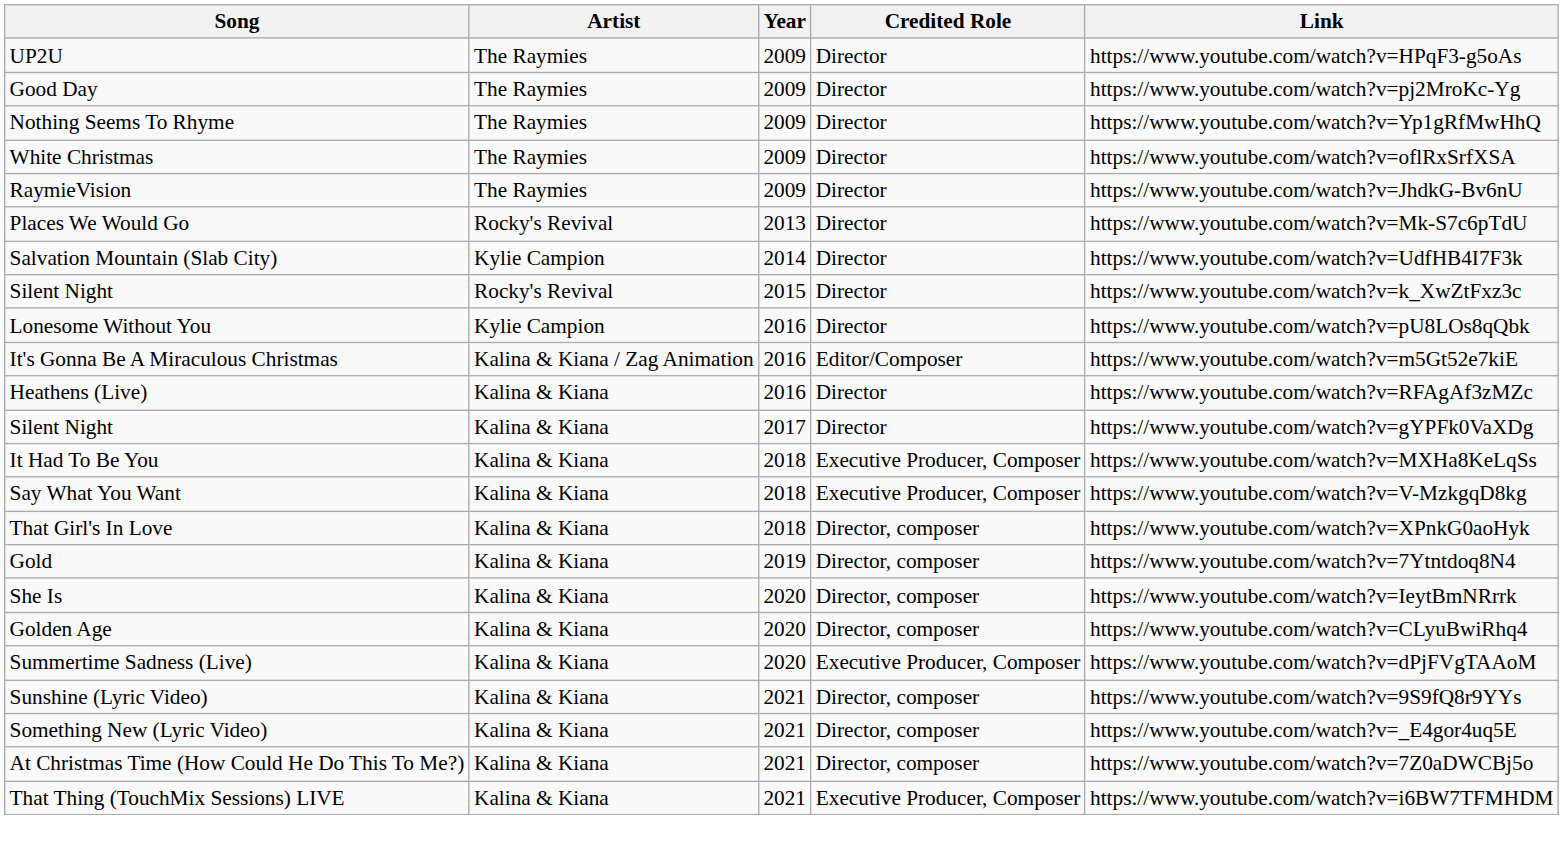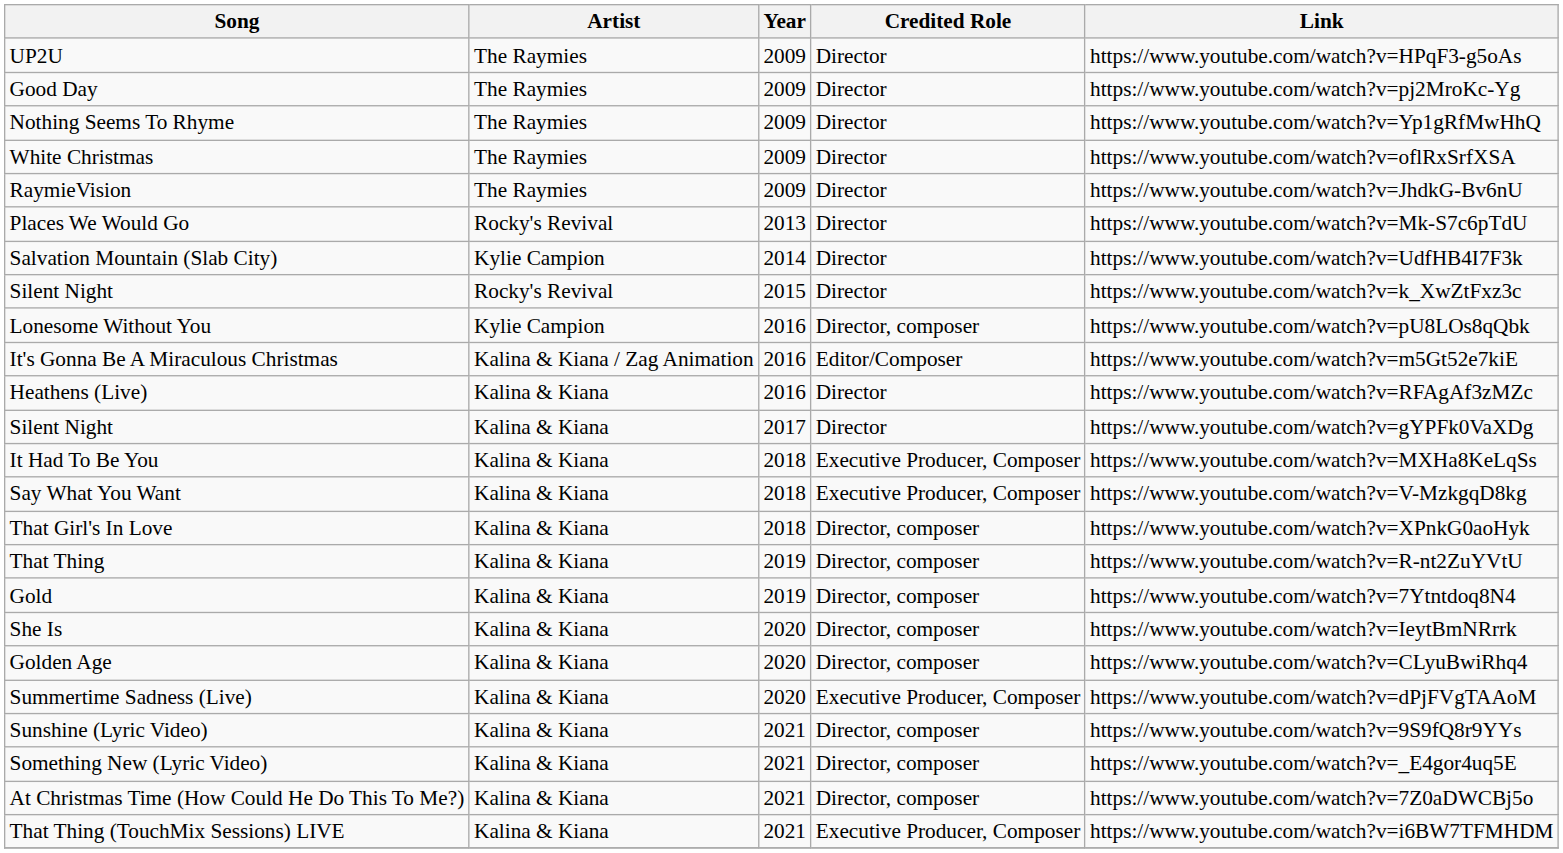(851, 325) Director -> (897, 325) Director, composer
+ row: (57, 561)
